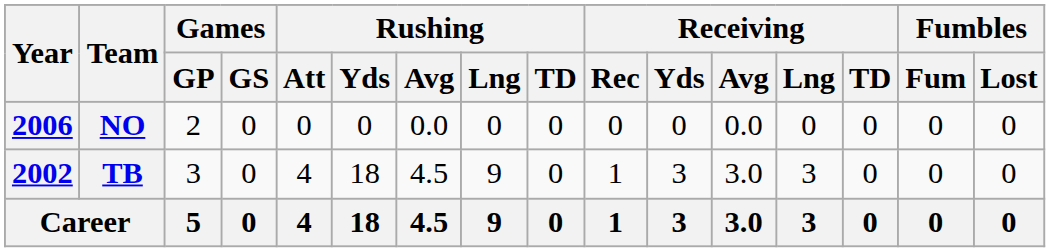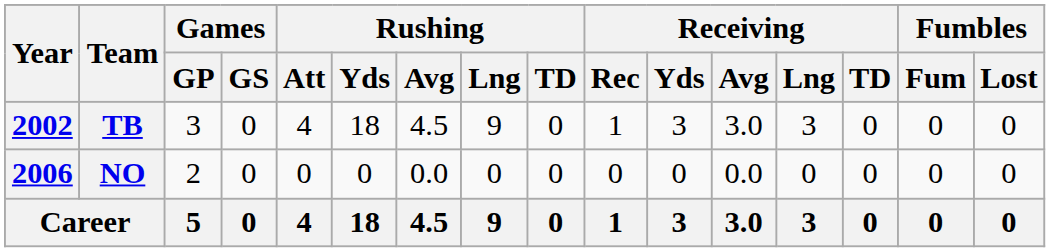rows swapped: (123, 173) <-> (123, 125)
